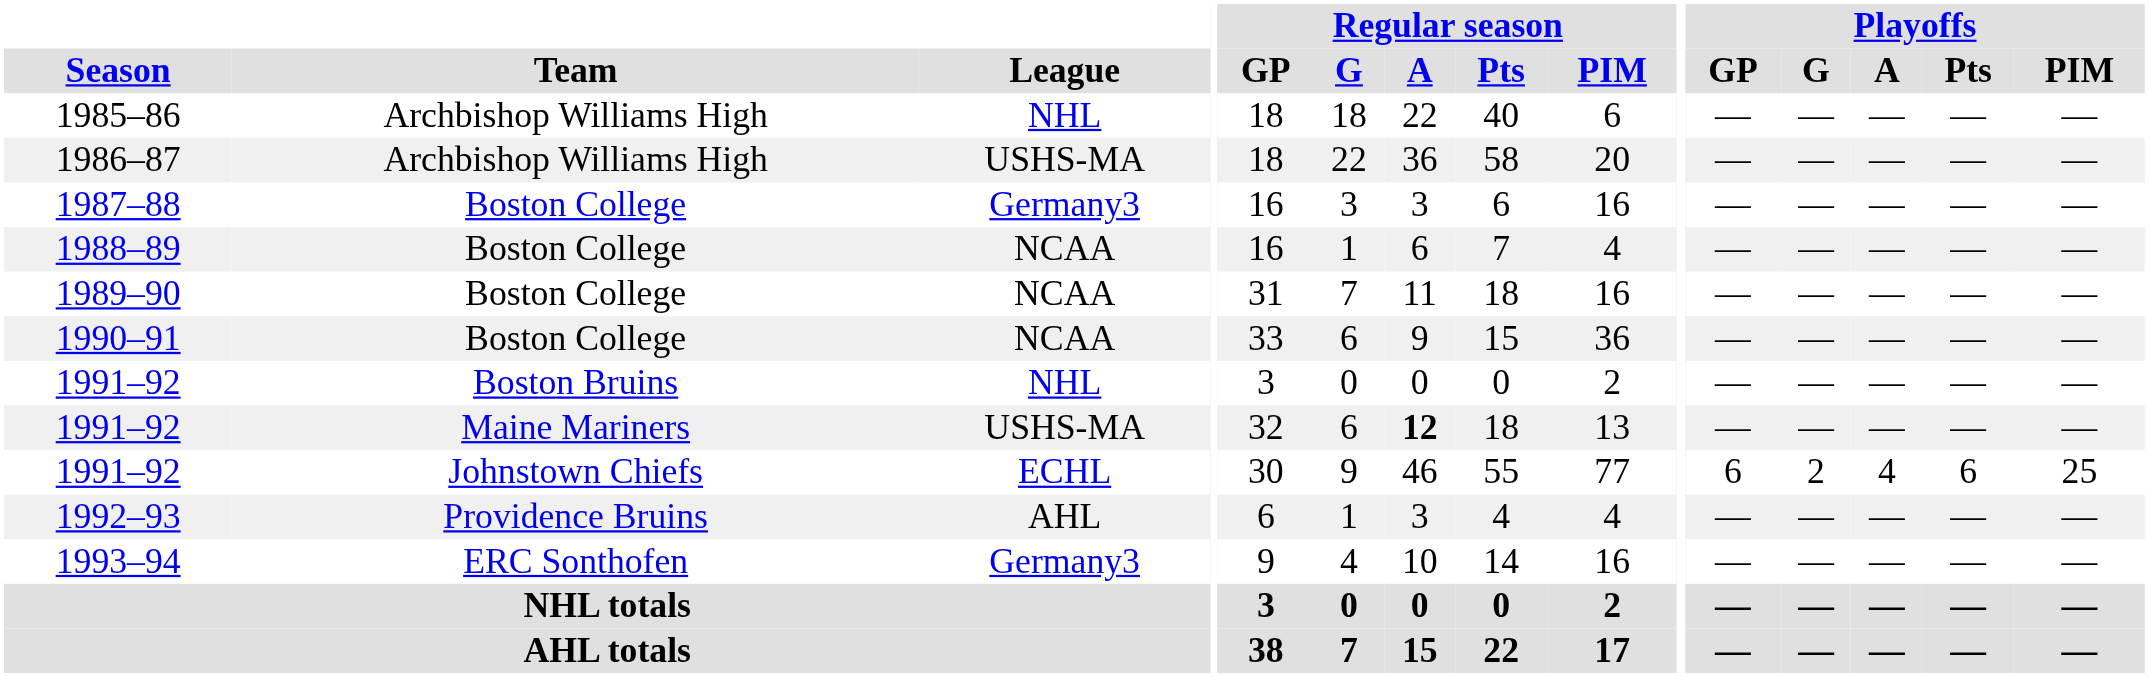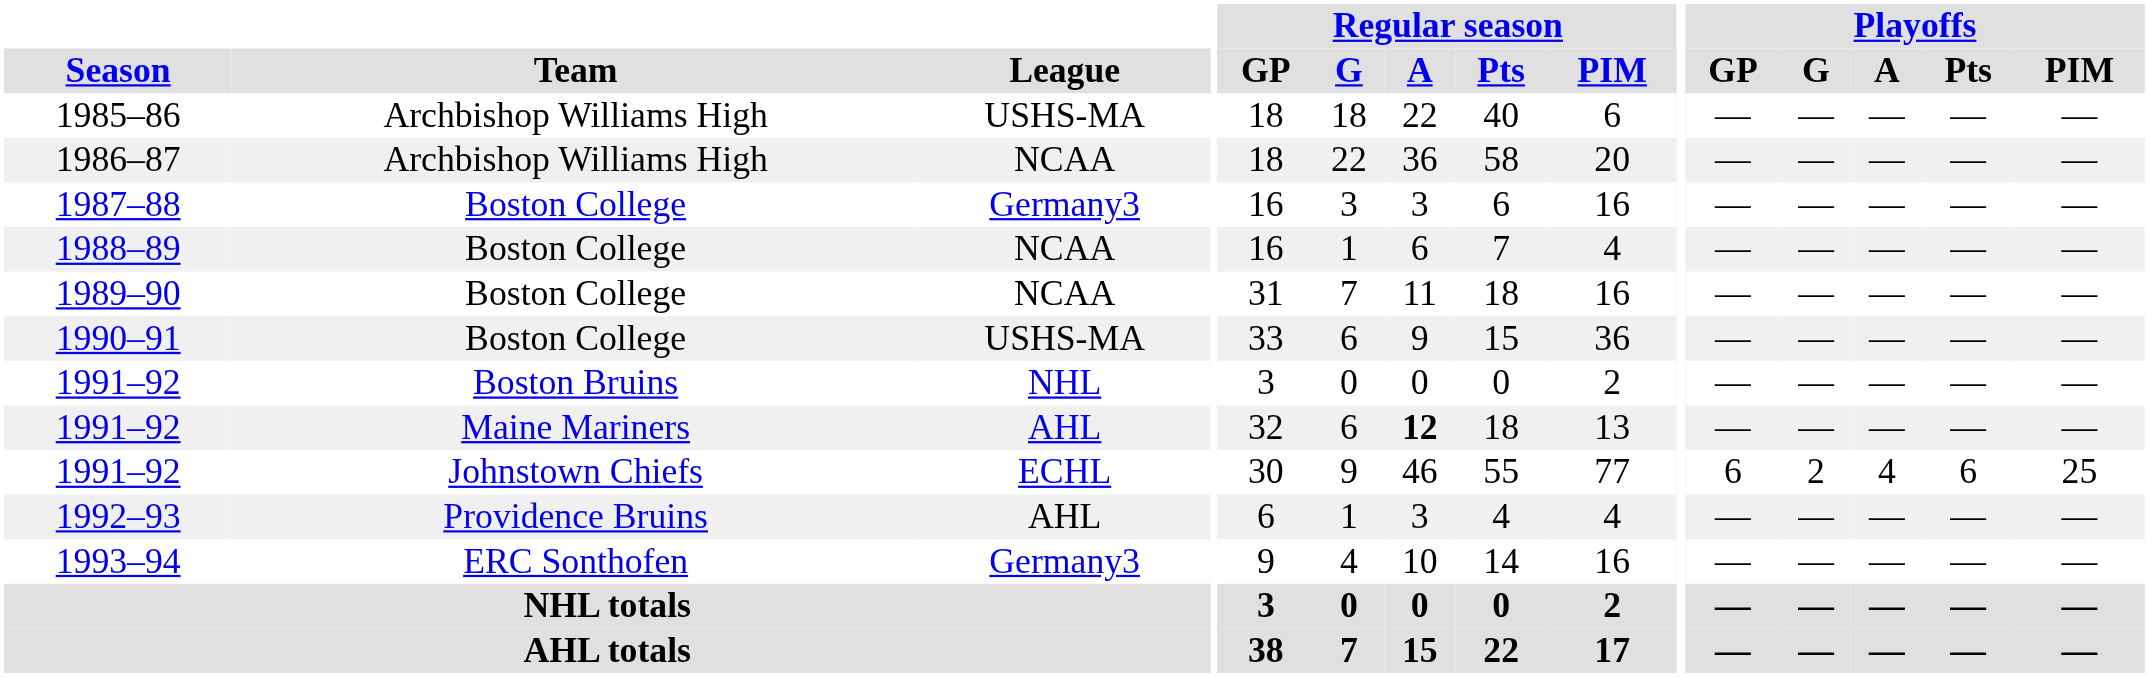(1065, 114) NHL -> (1065, 114) USHS-MA
(1065, 159) USHS-MA -> (1065, 159) NCAA
(1065, 337) NCAA -> (1065, 337) USHS-MA
(1065, 427) USHS-MA -> (1065, 427) AHL
